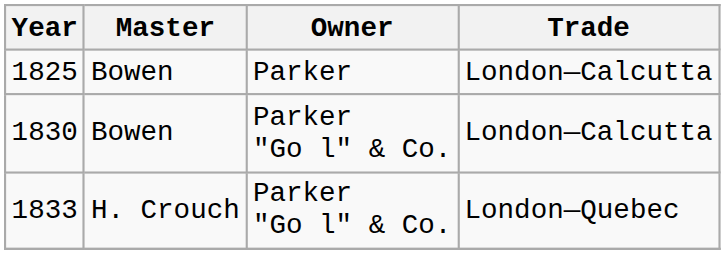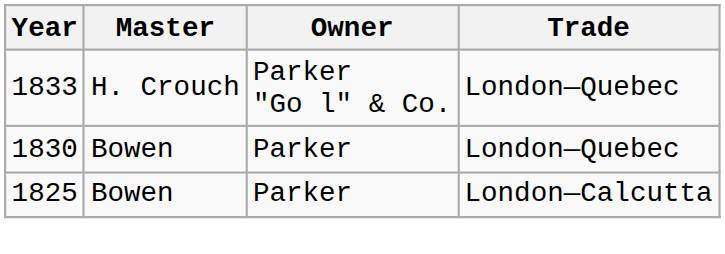rows swapped: (45, 72) <-> (45, 210)
(352, 133) Parker "Go l" & Co. -> (303, 149) Parker
(589, 133) London—Calcutta -> (572, 149) London—Quebec
